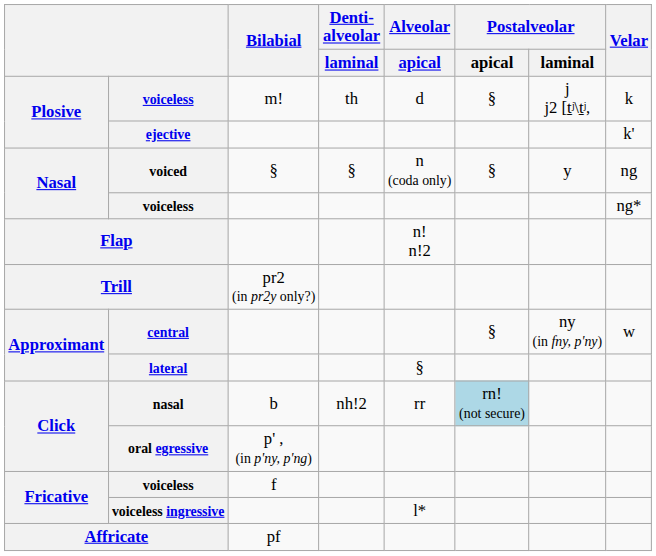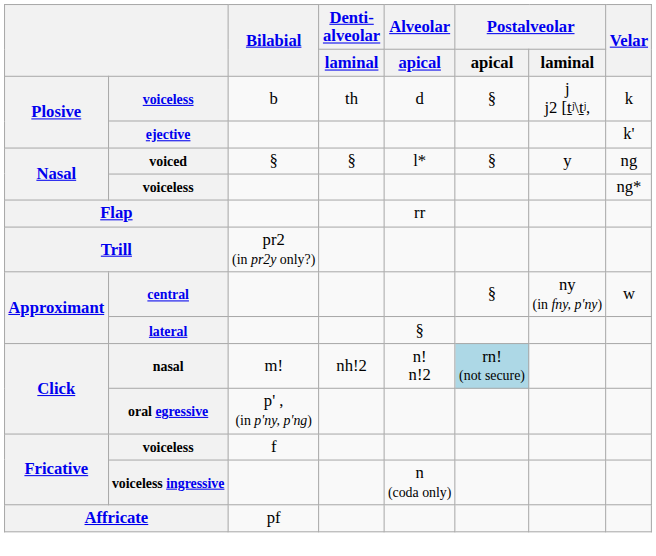(274, 98) m! -> (274, 98) b
(420, 170) n (coda only) -> (420, 160) l*
(420, 241) n! n!2 -> (420, 213) rr
(274, 403) b -> (274, 365) m!
(420, 403) rr -> (420, 365) n! n!2
(420, 510) l* -> (420, 482) n (coda only)
